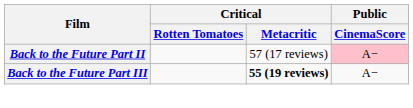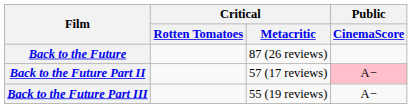+ row: (77, 53)
(289, 73) bold -> (288, 93) normal
